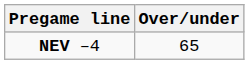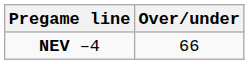(189, 46) 65 -> (189, 46) 66
